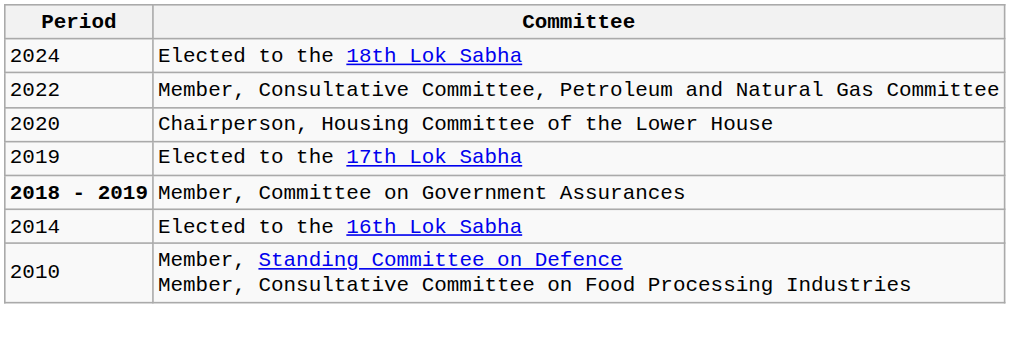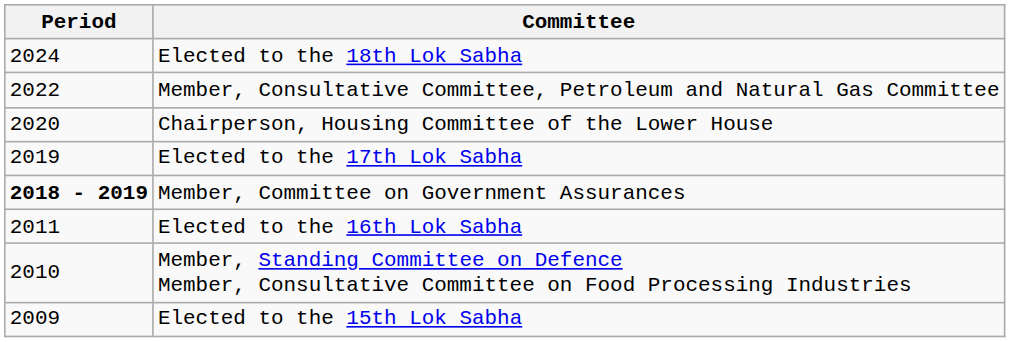(35, 227) 2014 -> (35, 227) 2011
+ row: (340, 319)
